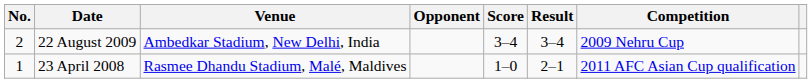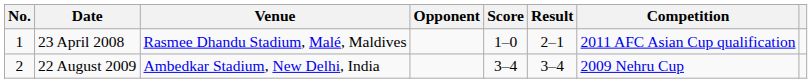rows swapped: (81, 66) <-> (87, 41)
